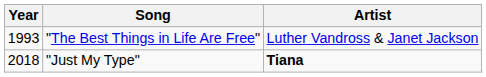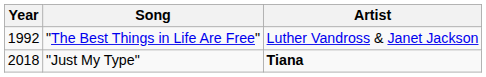(24, 38) 1993 -> (24, 38) 1992
